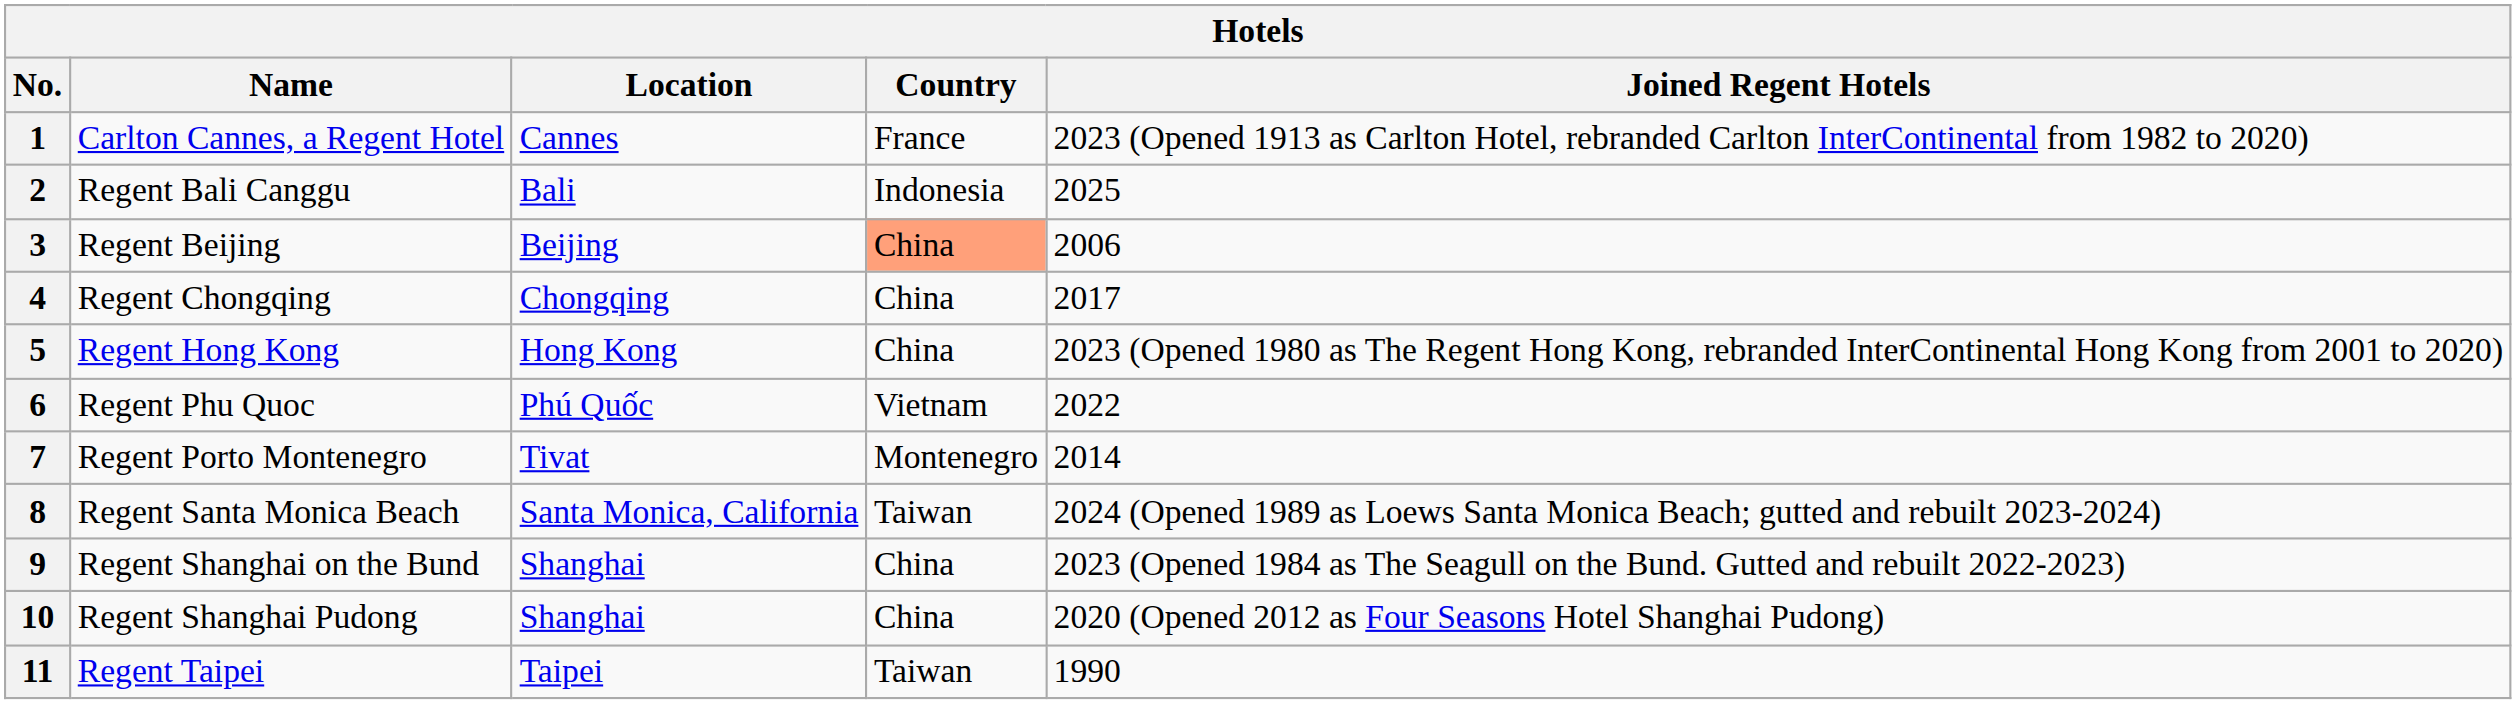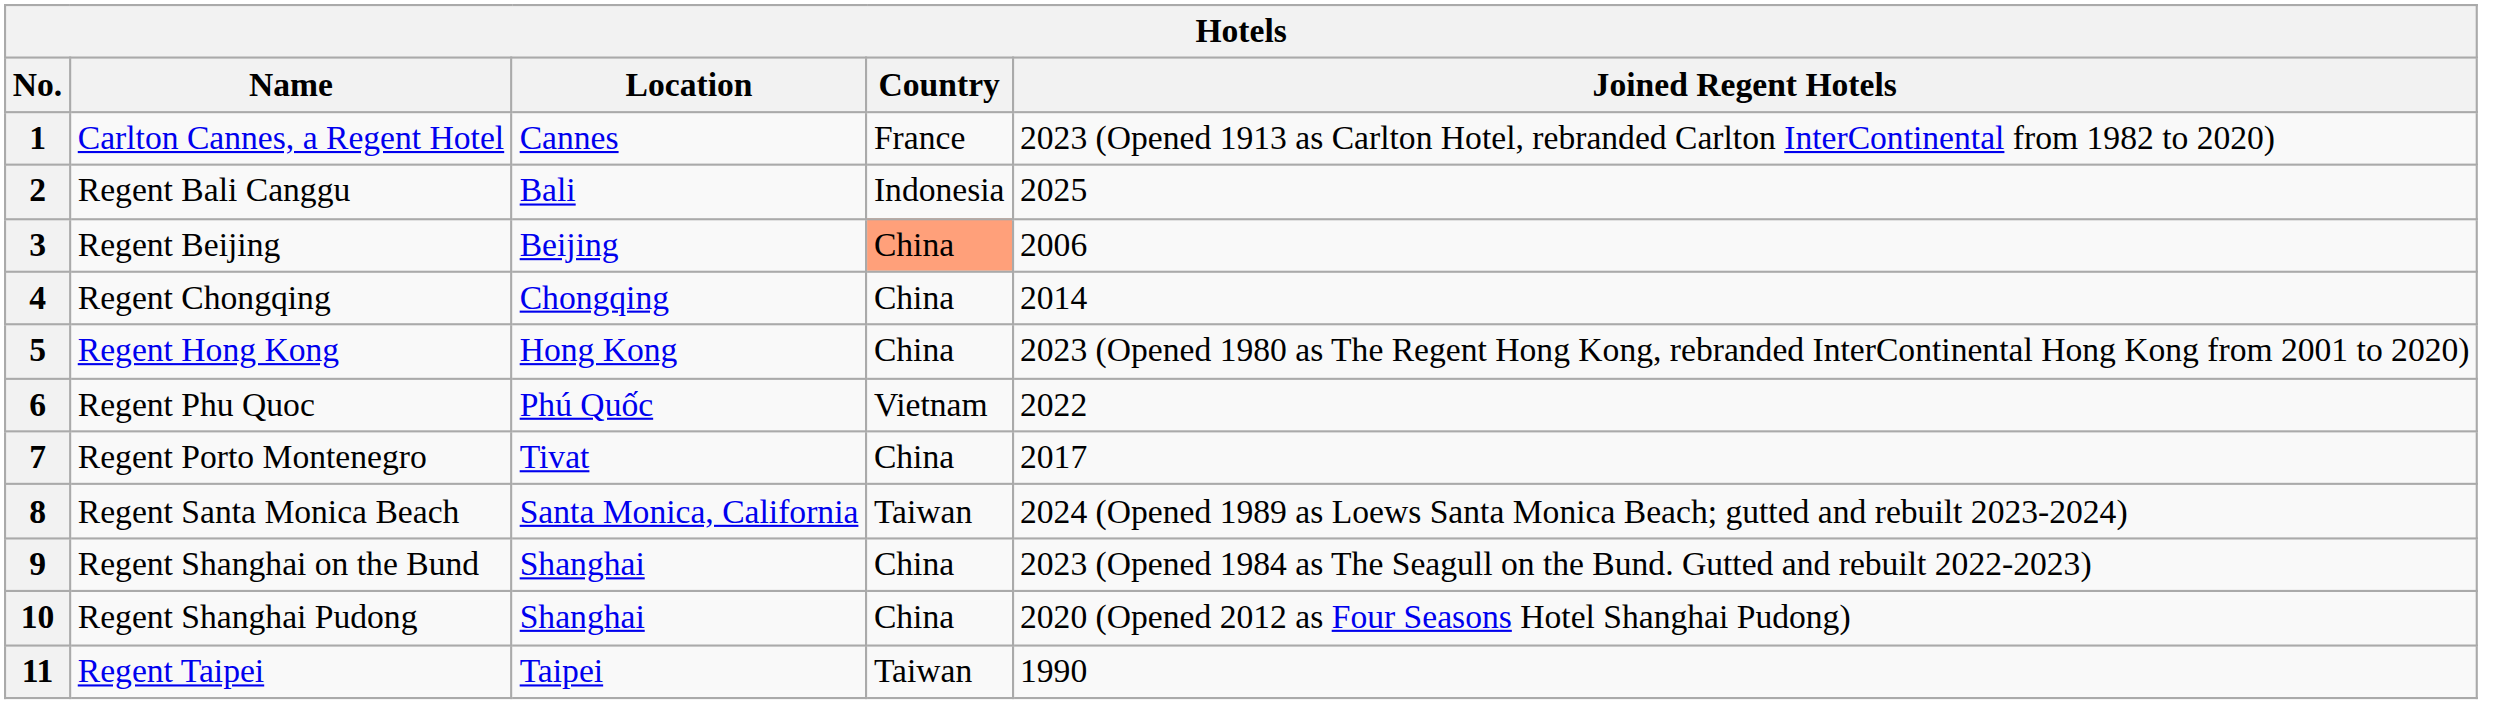(1087, 297) 2017 -> (1054, 297) 2014
(956, 457) Montenegro -> (914, 457) China
(1087, 457) 2014 -> (1054, 457) 2017
